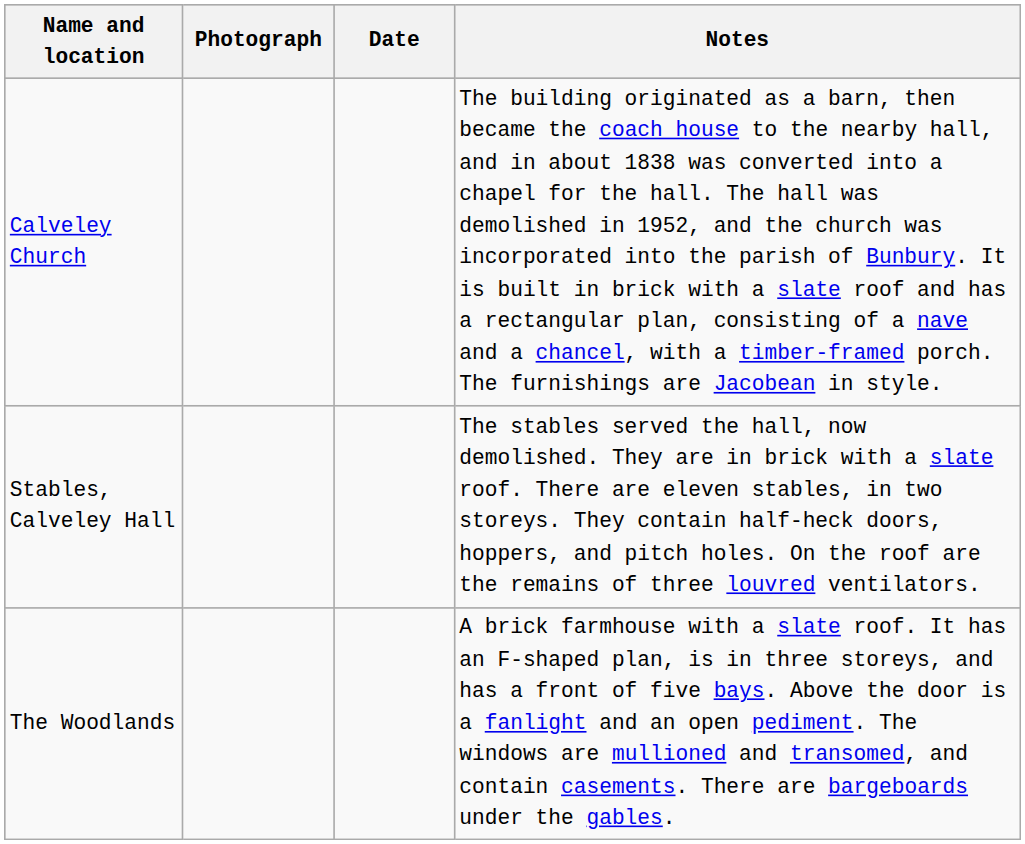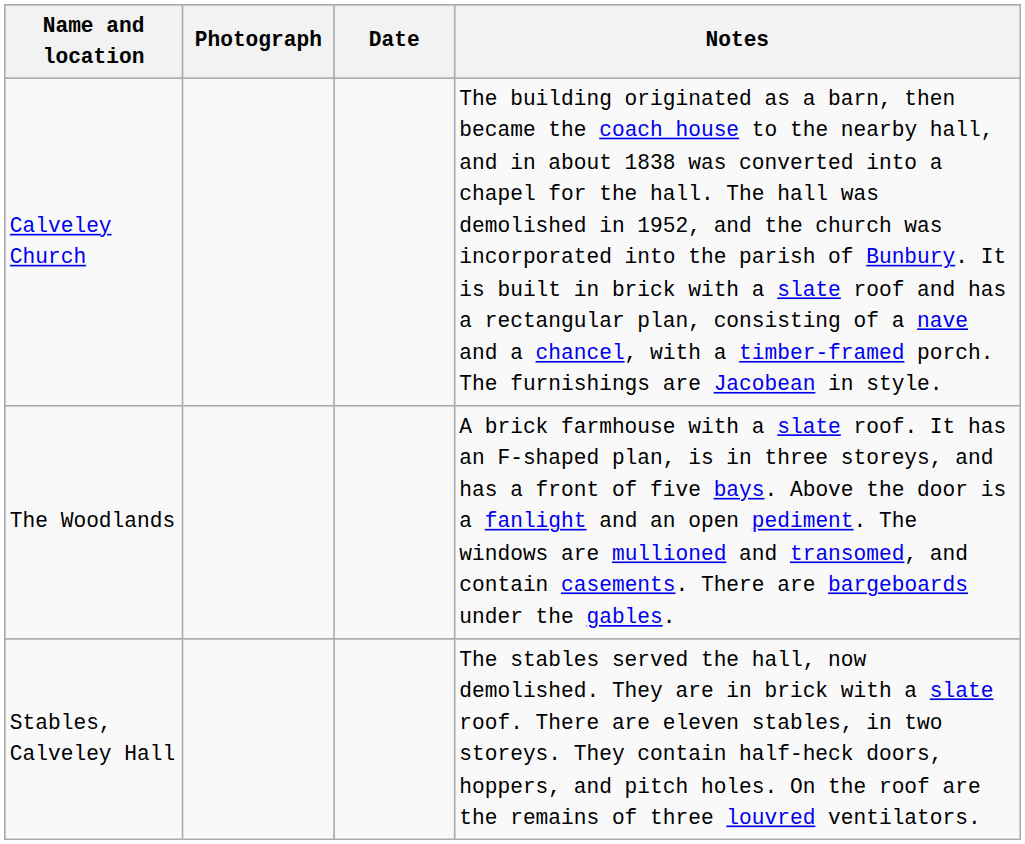rows swapped: (93, 723) <-> (93, 506)
